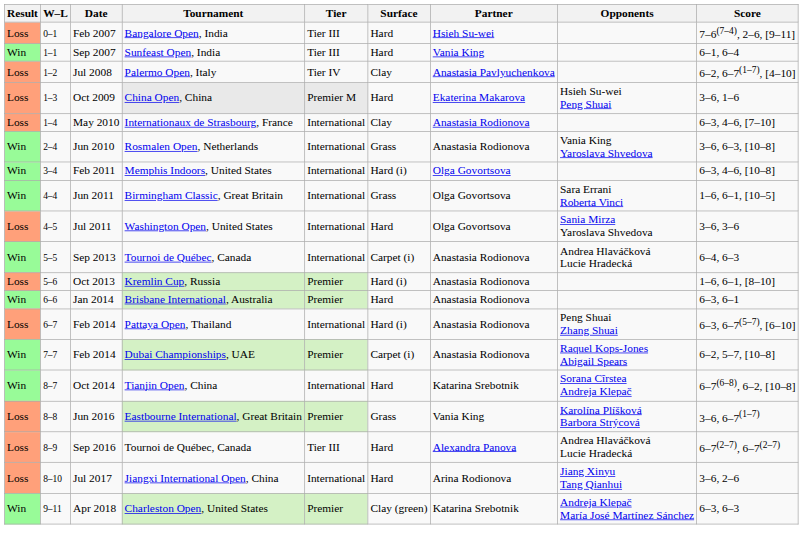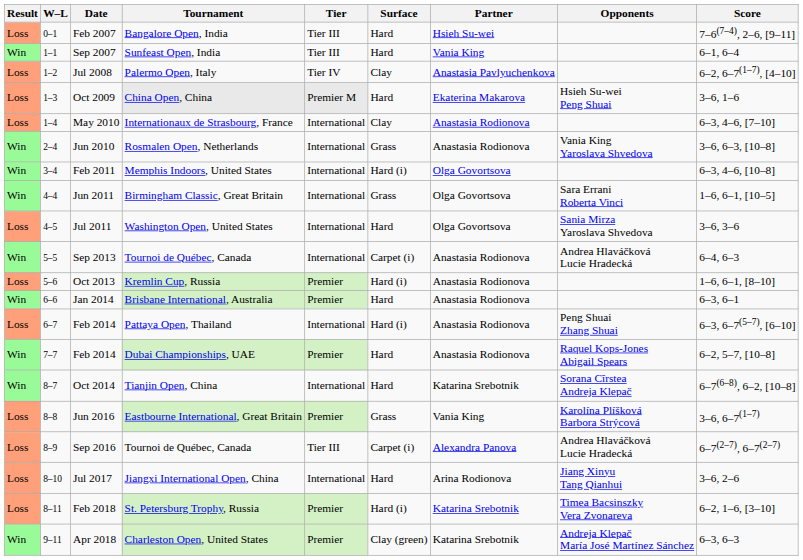(392, 354) Carpet (i) -> (382, 354) Hard
(382, 447) Hard -> (392, 447) Carpet (i)
+ row: (94, 508)
